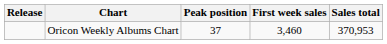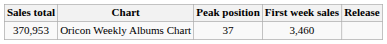columns swapped: (25, 13) <-> (356, 13)
